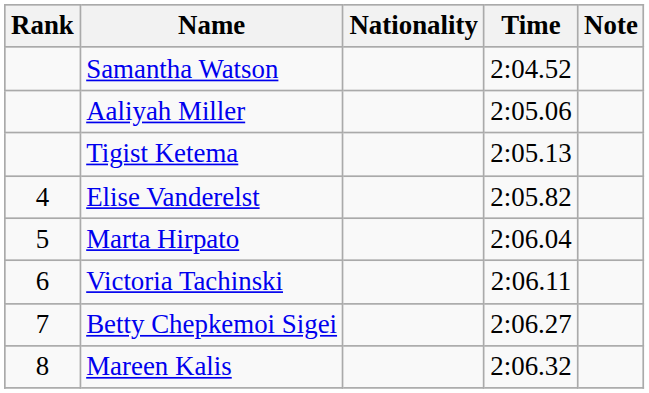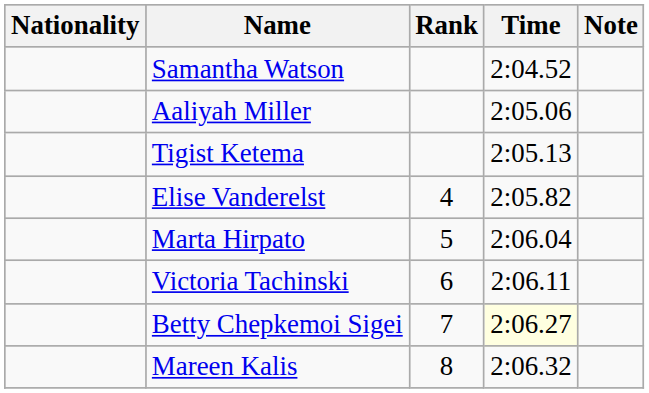columns swapped: (42, 25) <-> (414, 25)
(531, 324) no background -> (531, 324) lightyellow background
